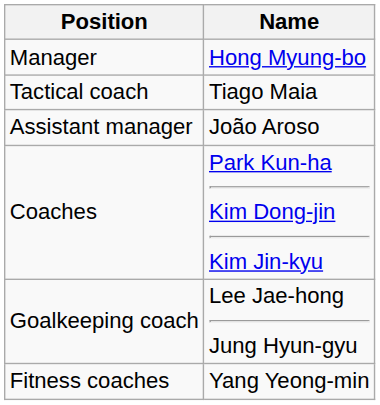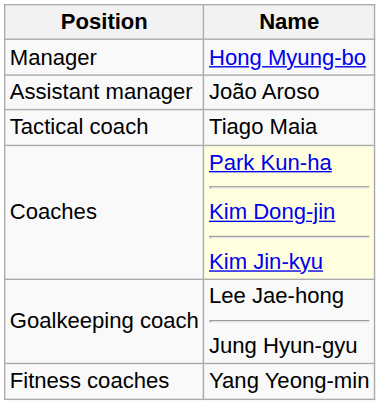rows swapped: (101, 127) <-> (79, 92)
(289, 211) no background -> (289, 211) lightyellow background
